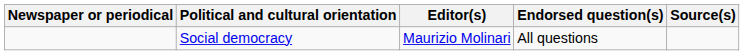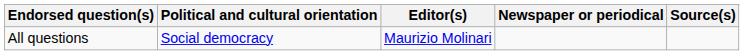columns swapped: (90, 15) <-> (590, 15)
